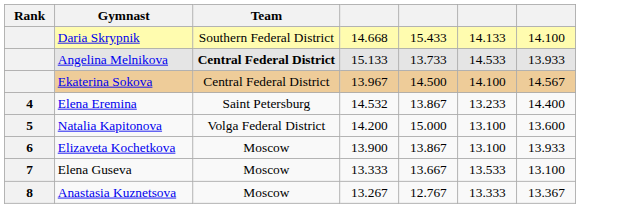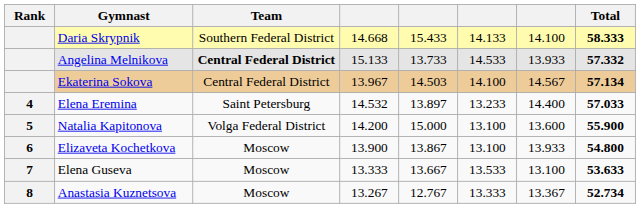+ column: (605, 15)
(428, 81) 14.500 -> (428, 81) 14.503
(428, 103) 13.867 -> (428, 103) 13.897
